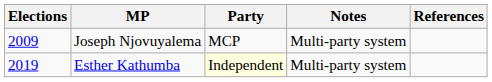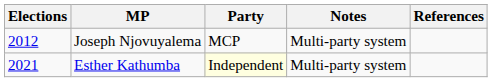(23, 40) 2009 -> (23, 40) 2012
(23, 64) 2019 -> (23, 64) 2021
